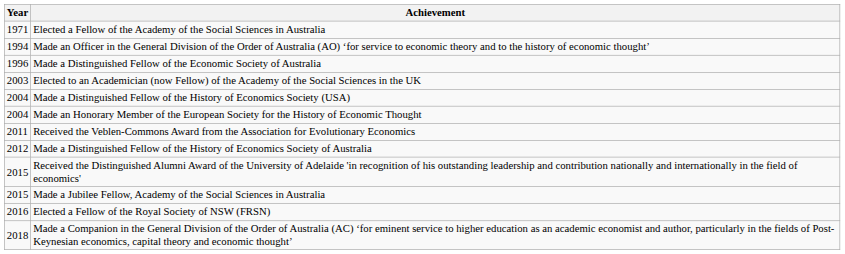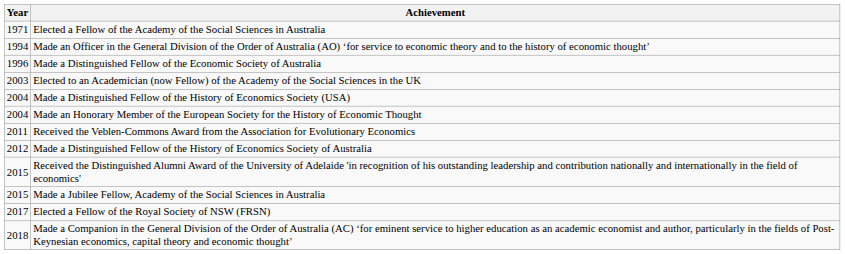(18, 212) 2016 -> (18, 212) 2017
